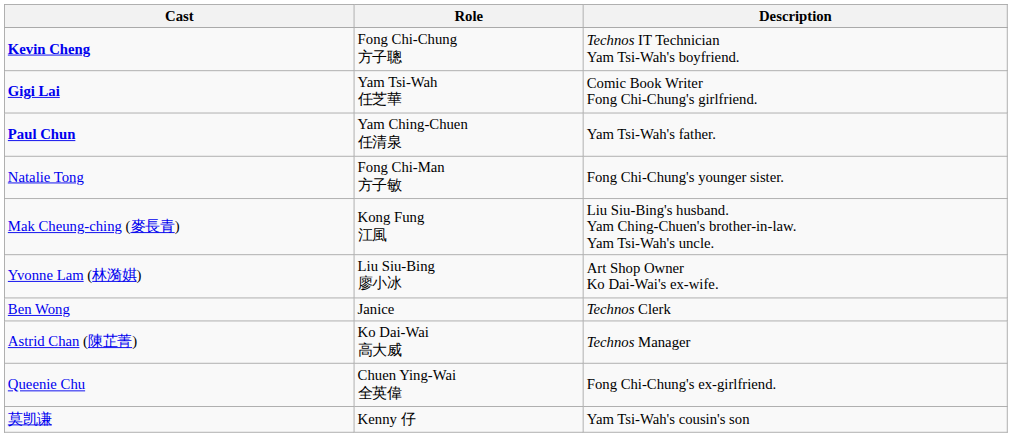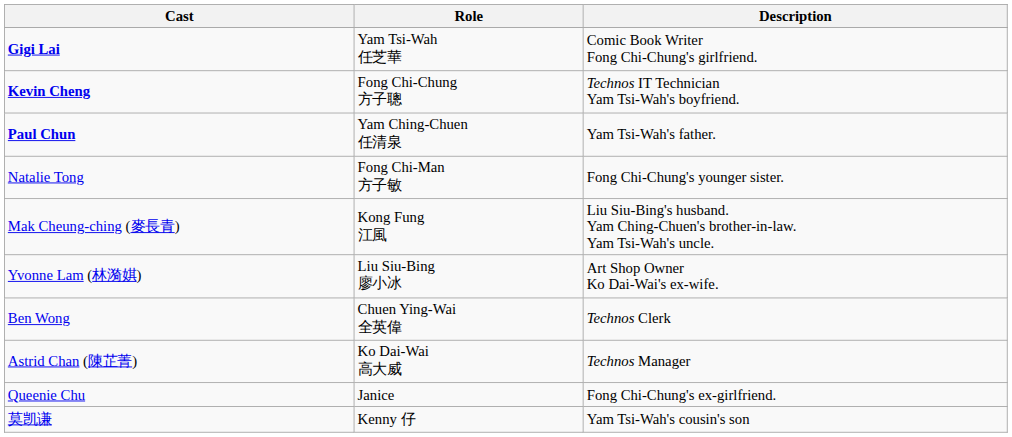rows swapped: (49, 49) <-> (34, 91)
(376, 309) Janice -> (407, 318) Chuen Ying-Wai 全英偉
(407, 384) Chuen Ying-Wai 全英偉 -> (376, 394) Janice
